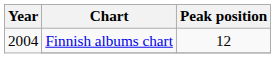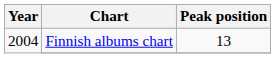(224, 40) 12 -> (224, 40) 13
